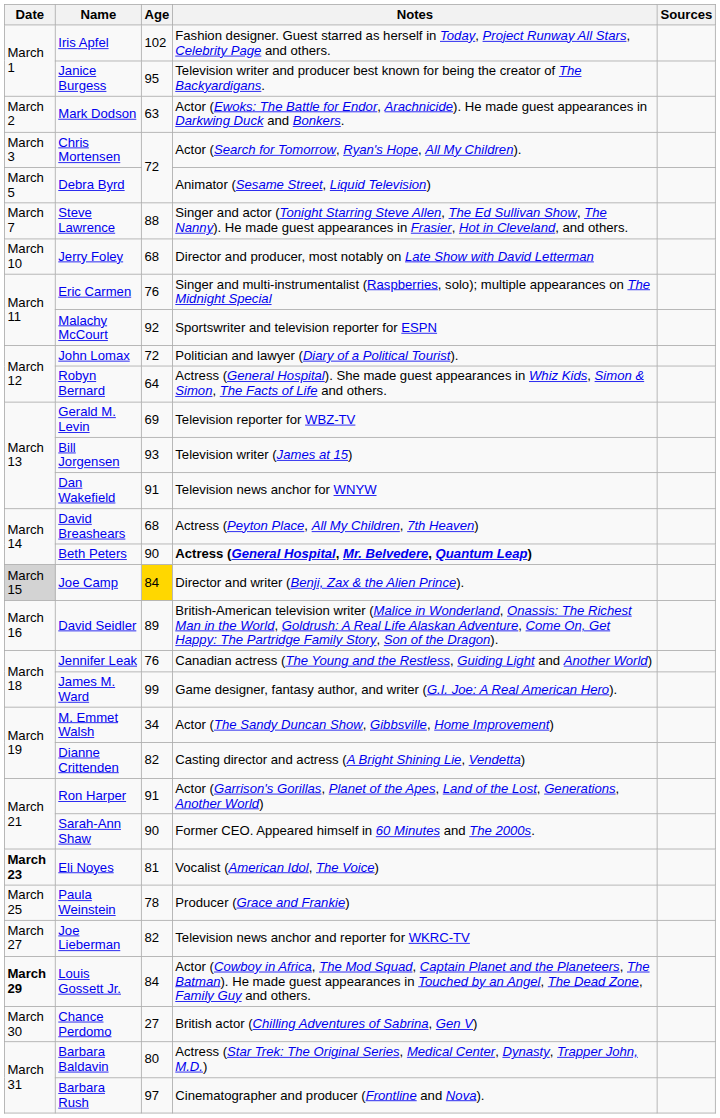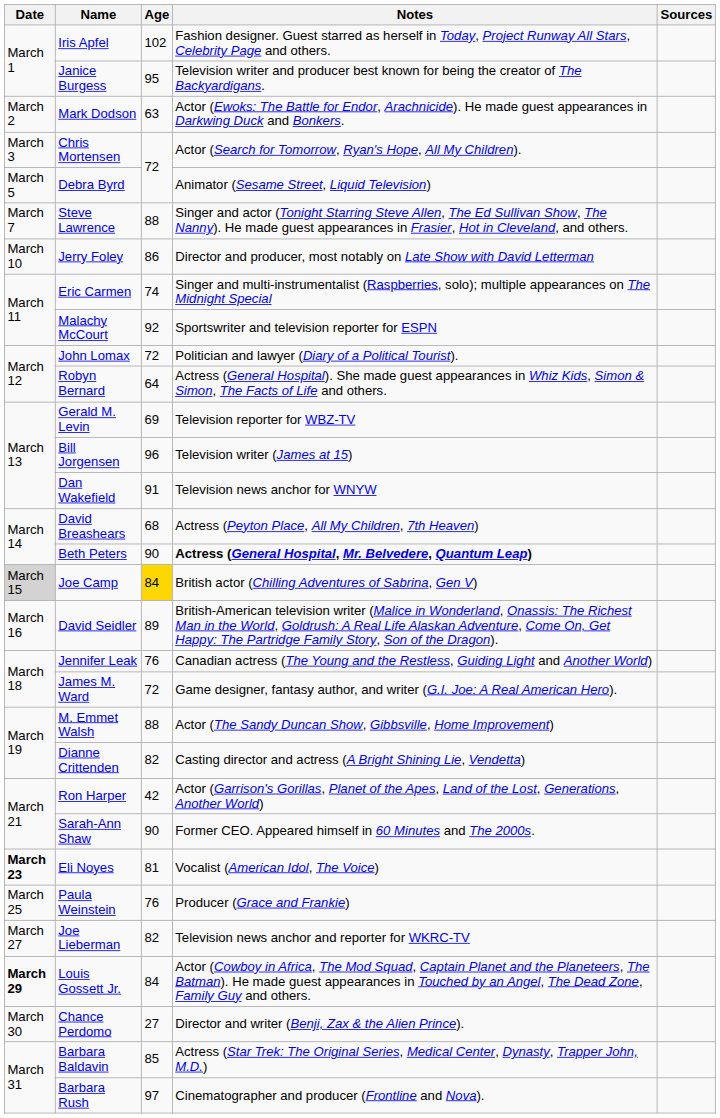(152, 256) 68 -> (152, 256) 86
(152, 292) 76 -> (152, 292) 74
(152, 455) 93 -> (152, 455) 96
(320, 582) Director and writer (Benji, Zax & the Alien Prince). -> (326, 582) British actor (Chilling Adventures of Sabrina, Gen V)
(152, 689) 99 -> (152, 689) 72
(152, 724) 34 -> (152, 724) 88
(152, 796) 91 -> (152, 796) 42
(152, 902) 78 -> (152, 902) 76
(326, 1024) British actor (Chilling Adventures of Sabrina, Gen V) -> (320, 1024) Director and writer (Benji, Zax & the Alien Prince).
(152, 1059) 80 -> (152, 1059) 85
